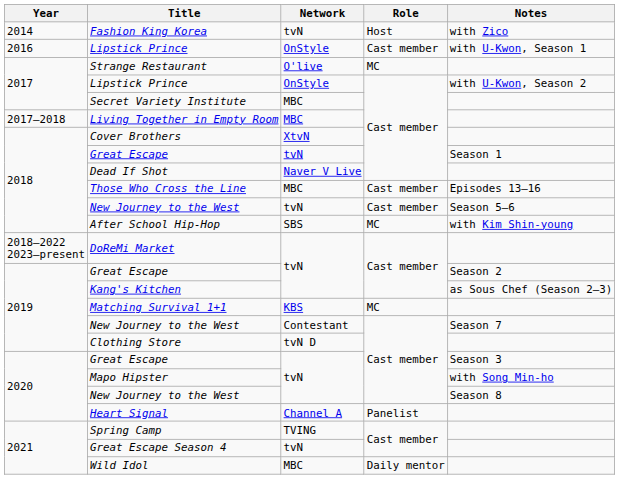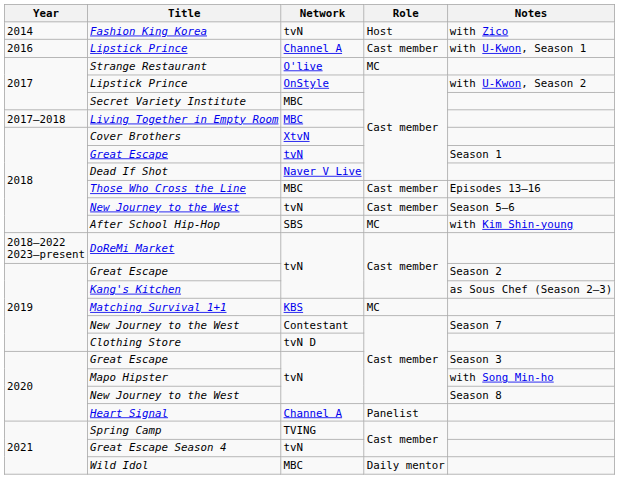(306, 48) OnStyle -> (313, 48) Channel A
